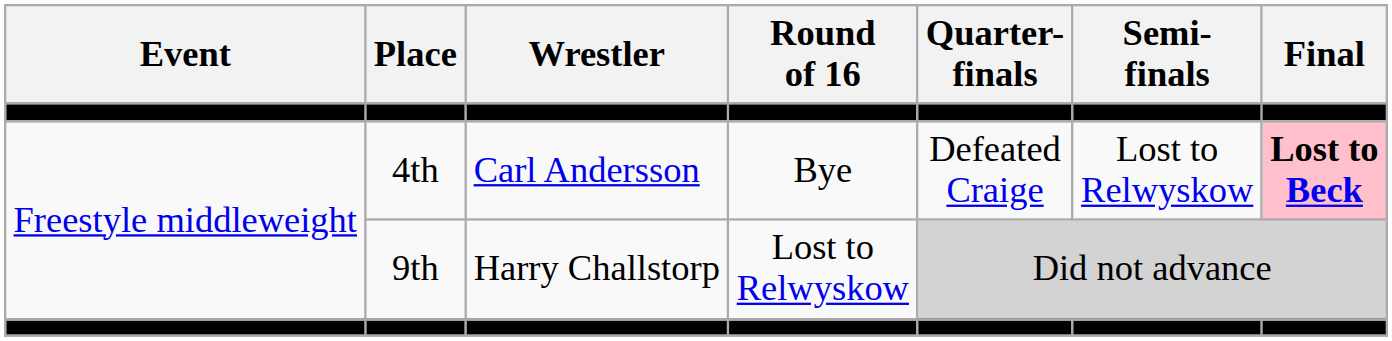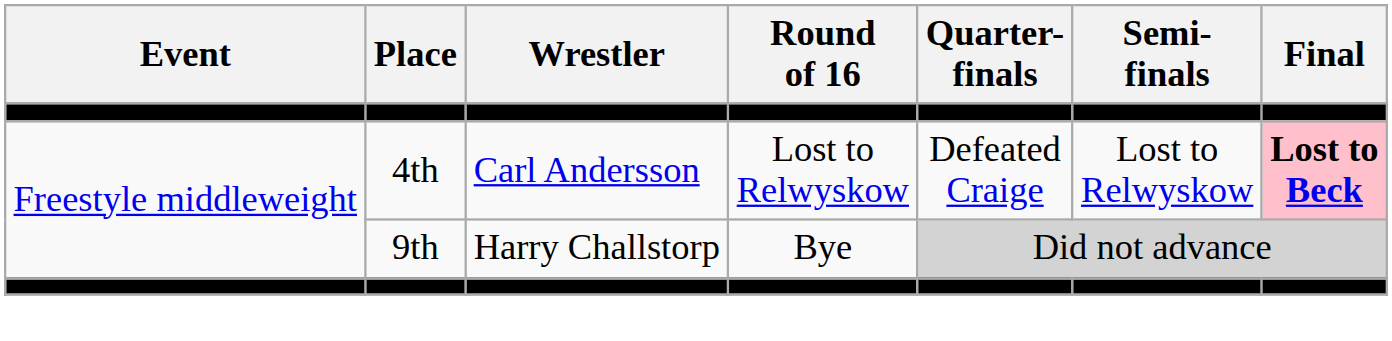(823, 169) Bye -> (823, 169) Lost to Relwyskow
(823, 268) Lost to Relwyskow -> (823, 248) Bye
